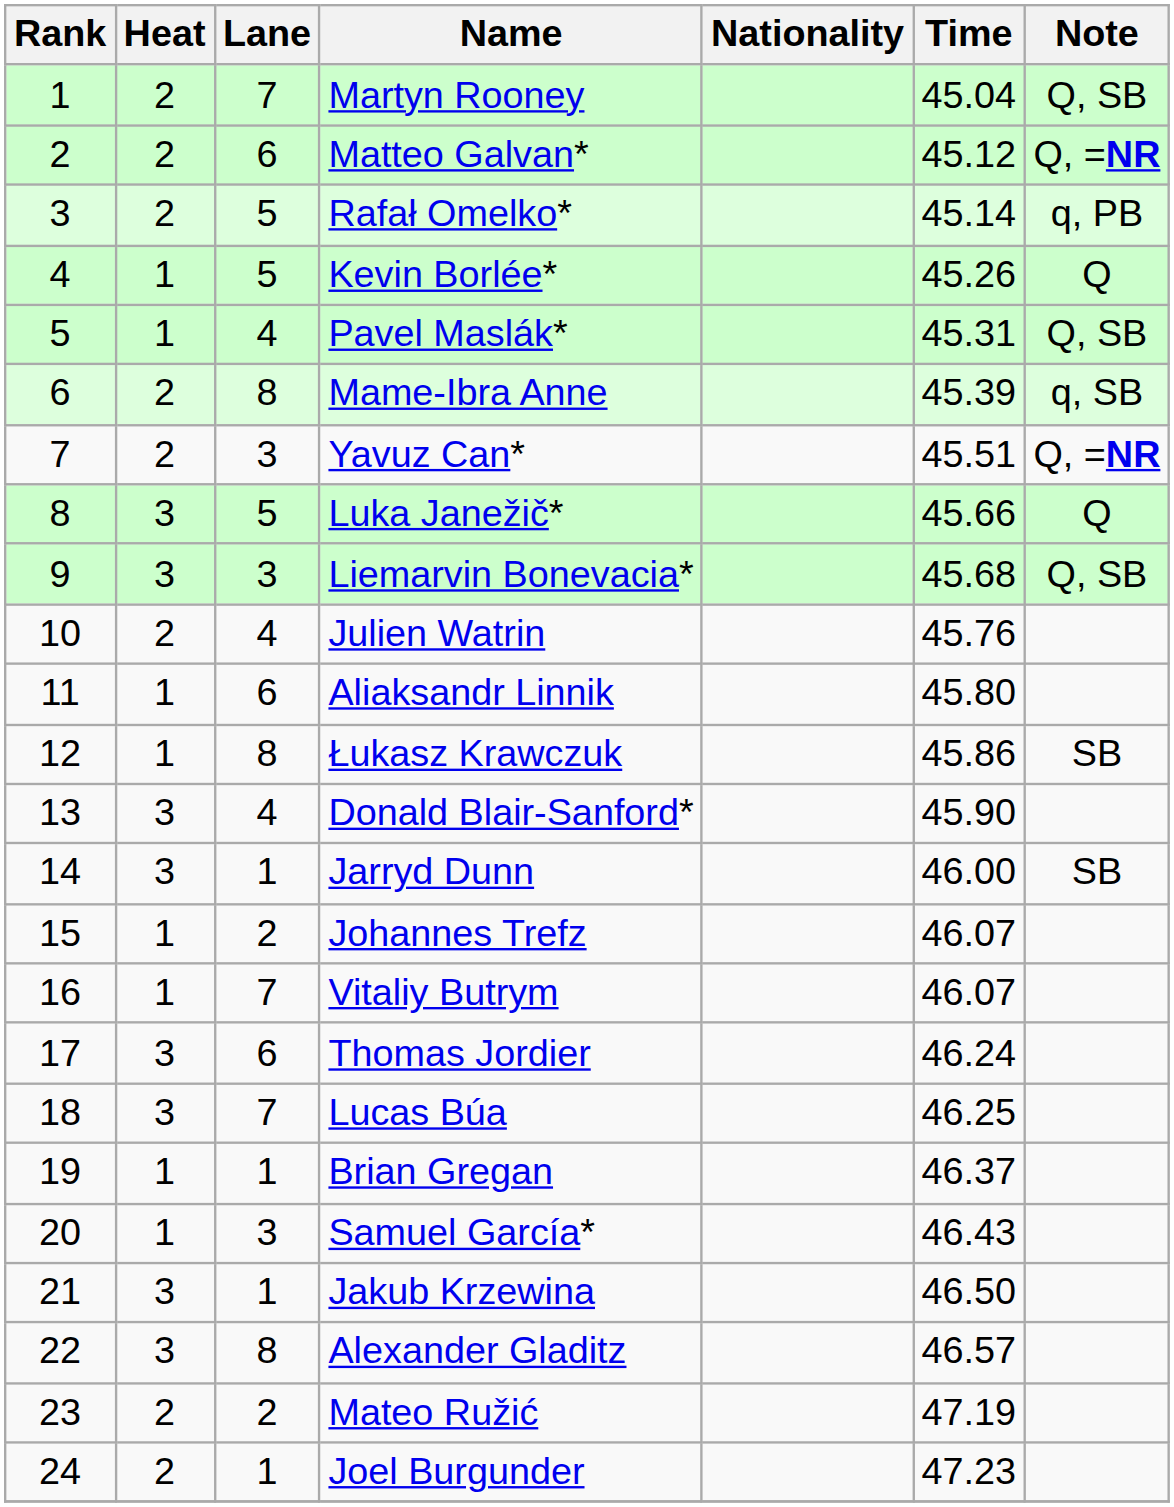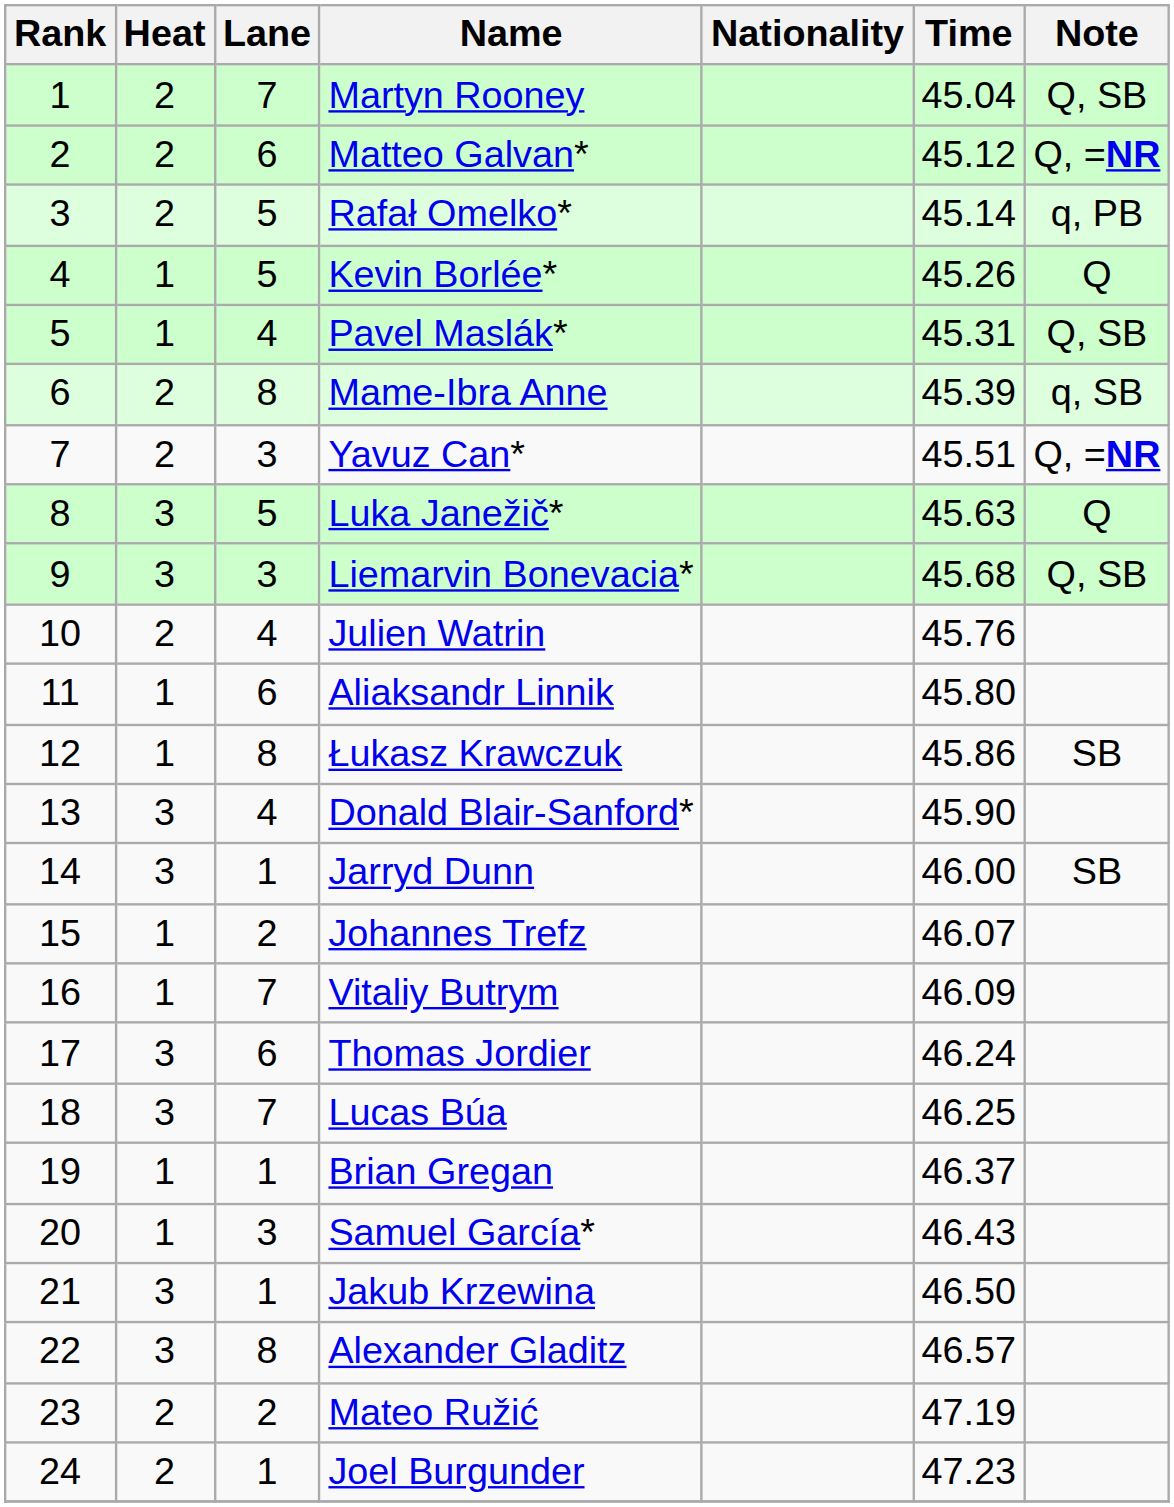(969, 513) 45.66 -> (969, 513) 45.63
(969, 992) 46.07 -> (969, 992) 46.09
